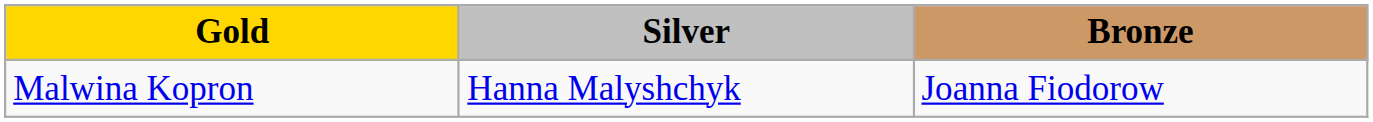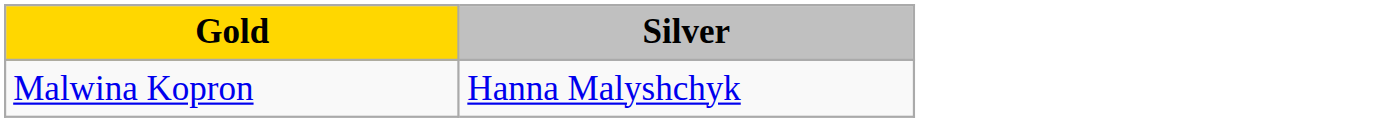- column: (1140, 32)
